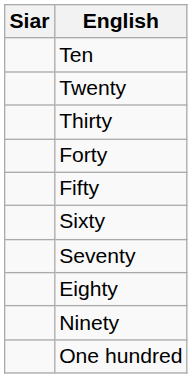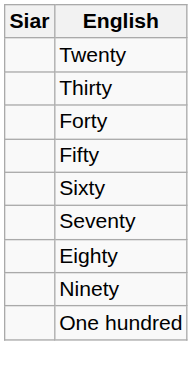- row: (76, 54)
